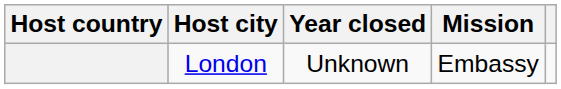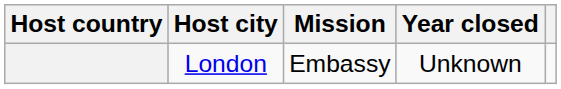columns swapped: (488, 24) <-> (358, 24)
